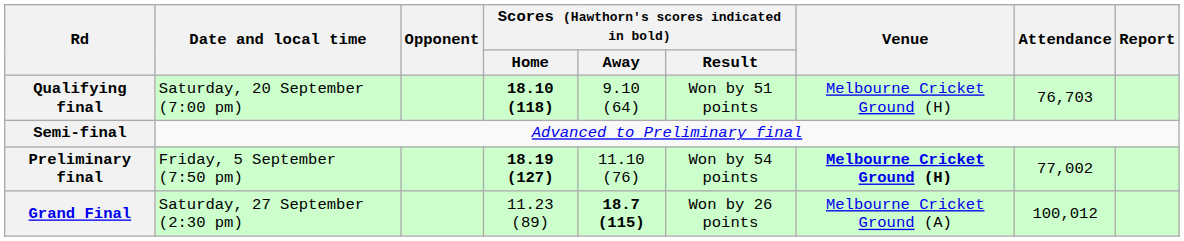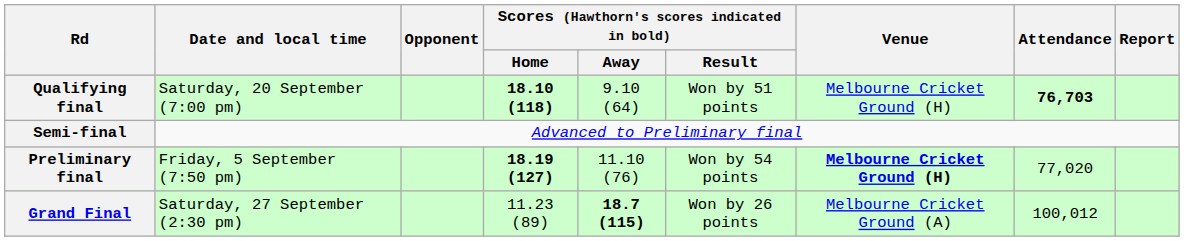(1065, 98) normal -> (1065, 98) bold
(1065, 169) 77,002 -> (1065, 169) 77,020
